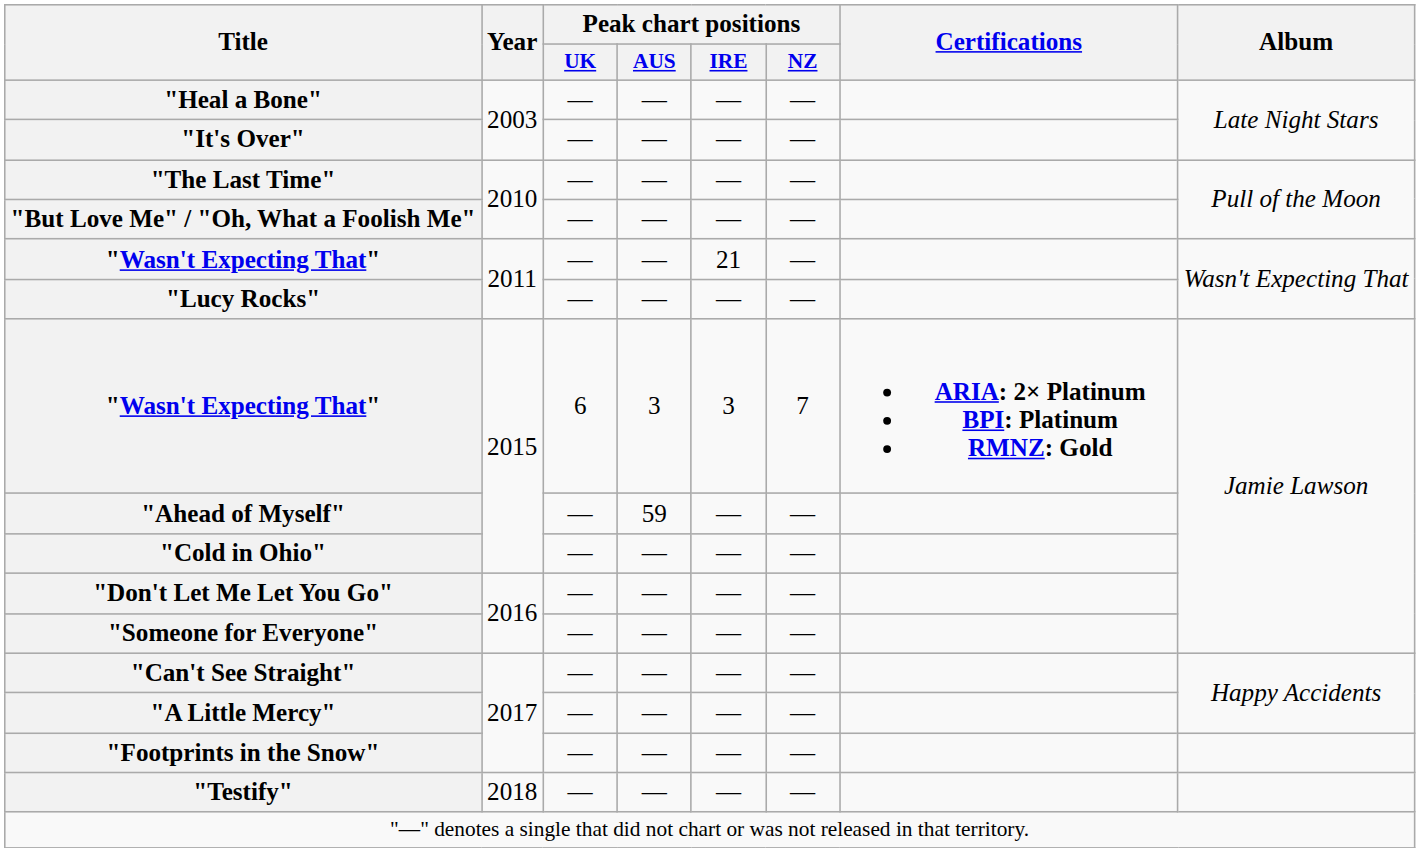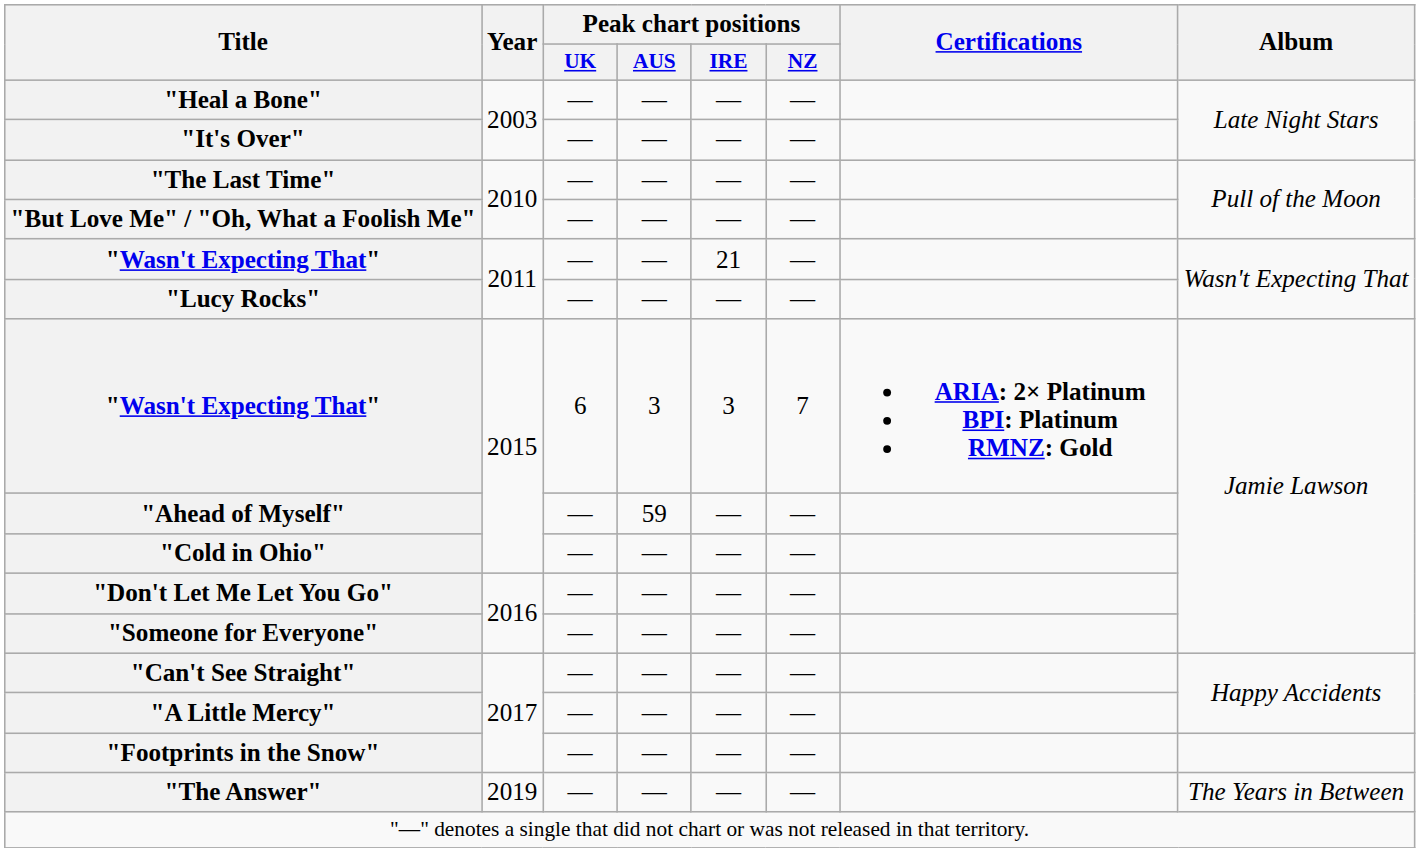- row: (243, 792)
+ row: (243, 792)
